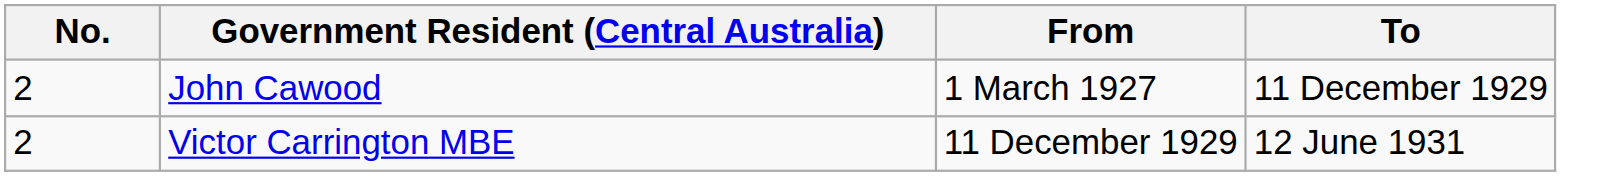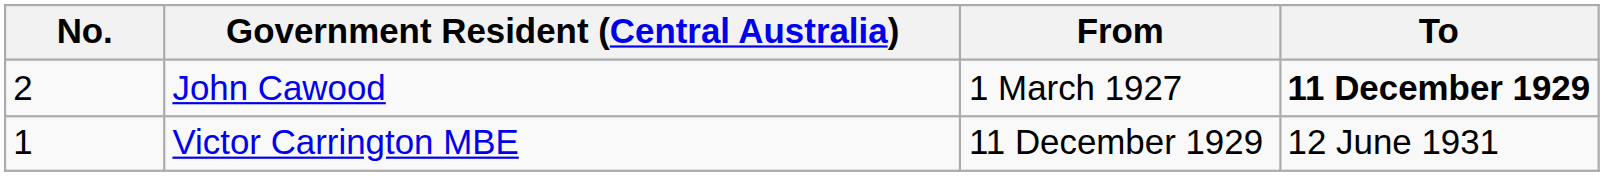(1401, 87) normal -> (1439, 87) bold
(23, 142) 2 -> (23, 142) 1
